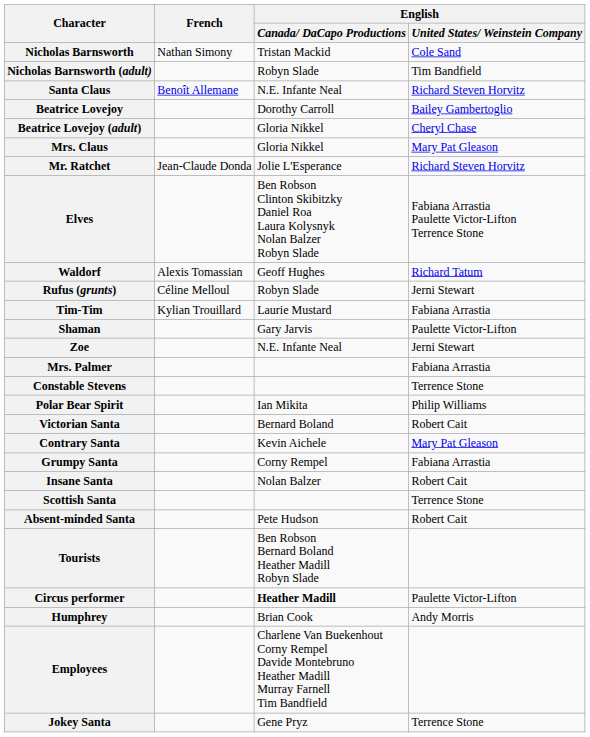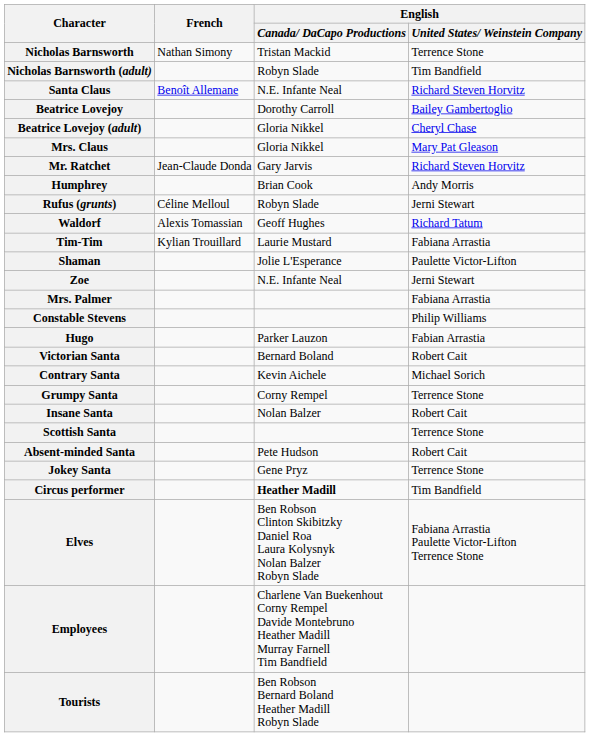(436, 52) Cole Sand -> (447, 52) Terrence Stone
(299, 166) Jolie L'Esperance -> (285, 166) Gary Jarvis
rows swapped: (79, 616) <-> (79, 219)
rows swapped: (79, 271) <-> (79, 290)
(285, 328) Gary Jarvis -> (299, 261) Jolie L'Esperance
(447, 386) Terrence Stone -> (449, 318) Philip Williams
+ row: (79, 337)
- row: (79, 405)
(455, 443) Mary Pat Gleason -> (448, 375) Michael Sorich
(451, 462) Fabiana Arrastia -> (447, 394) Terrence Stone
rows swapped: (79, 722) <-> (79, 558)
(464, 597) Paulette Victor-Lifton -> (446, 489) Tim Bandfield
